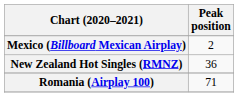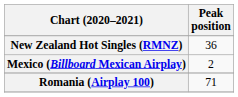rows swapped: (96, 45) <-> (96, 63)
